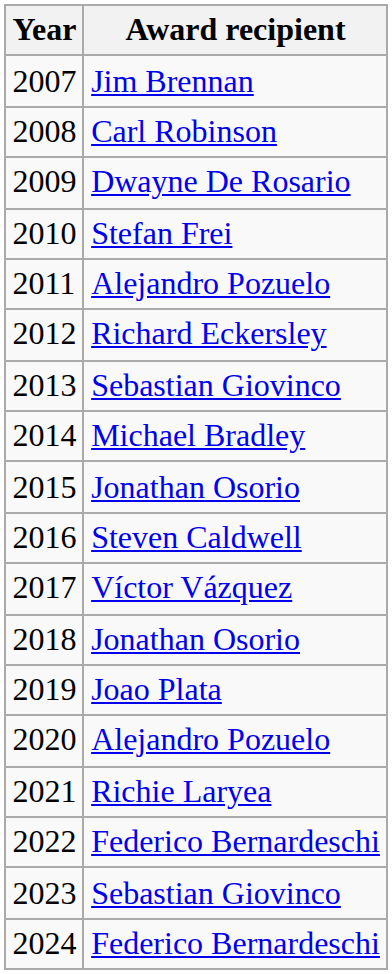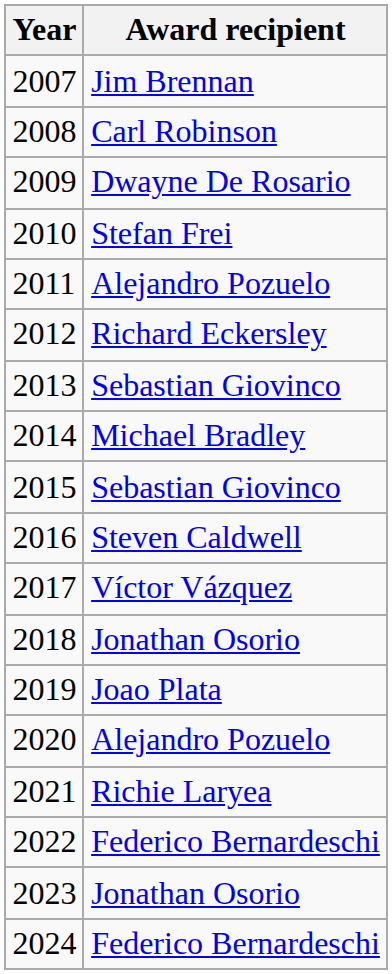(196, 486) Jonathan Osorio -> (216, 486) Sebastian Giovinco
(216, 892) Sebastian Giovinco -> (196, 892) Jonathan Osorio
